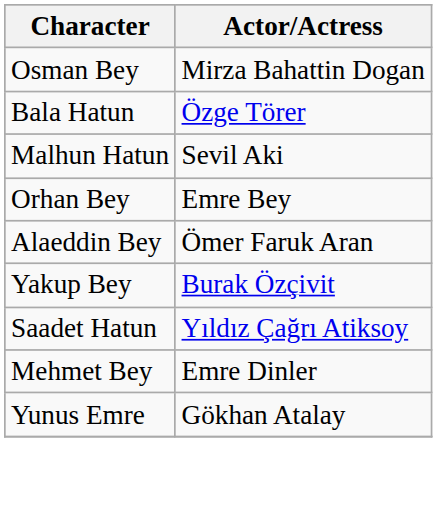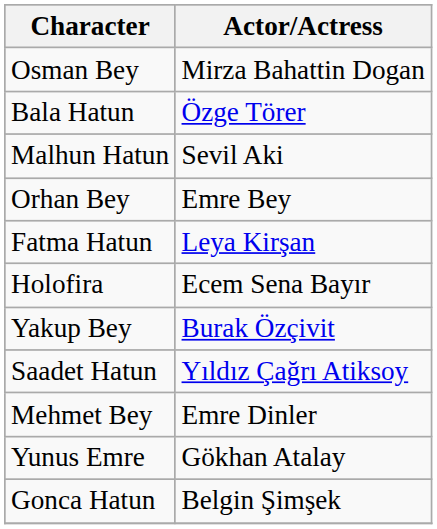- row: (86, 241)
+ row: (82, 241)
+ row: (57, 284)
+ row: (83, 500)
